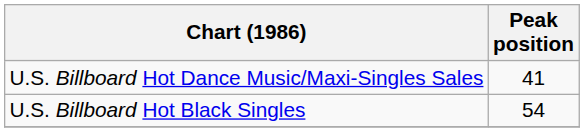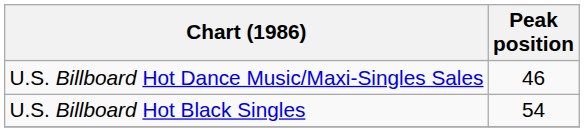(533, 77) 41 -> (533, 77) 46
